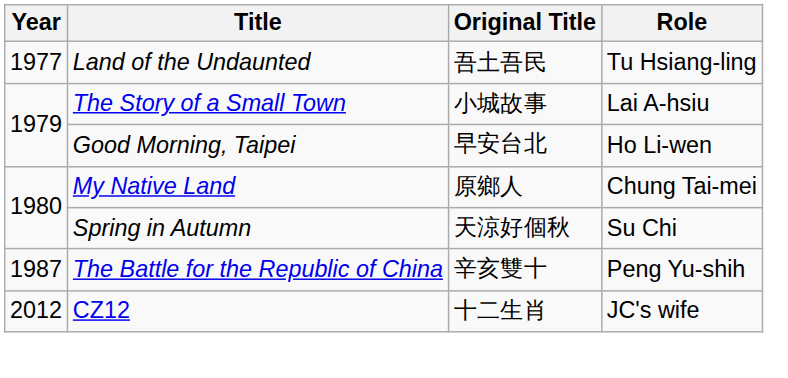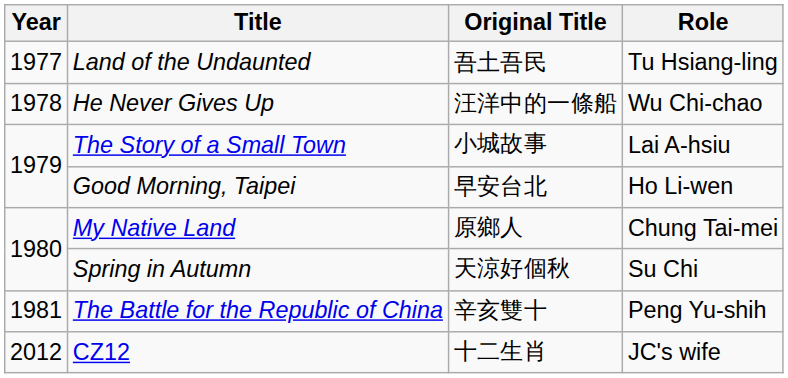+ row: (173, 103)
(36, 269) 1987 -> (36, 310) 1981
